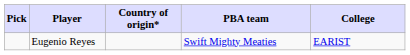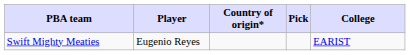columns swapped: (17, 18) <-> (246, 18)
